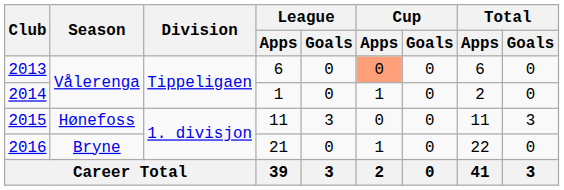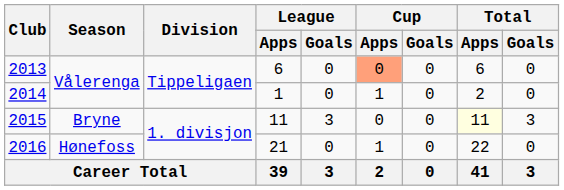(97, 121) Hønefoss -> (97, 121) Bryne
(480, 121) no background -> (480, 121) lightyellow background
(97, 147) Bryne -> (97, 147) Hønefoss
